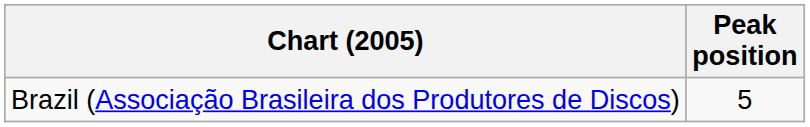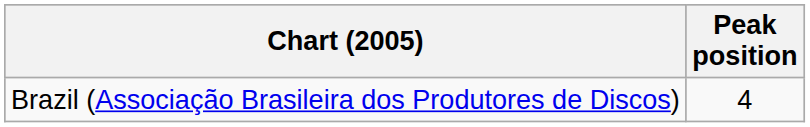(745, 99) 5 -> (745, 99) 4
